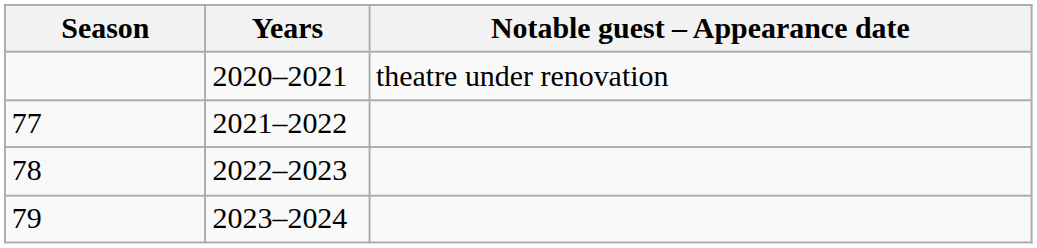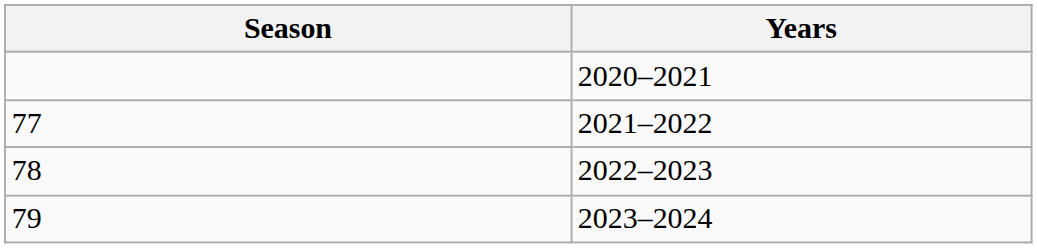- column: (700, 28)
